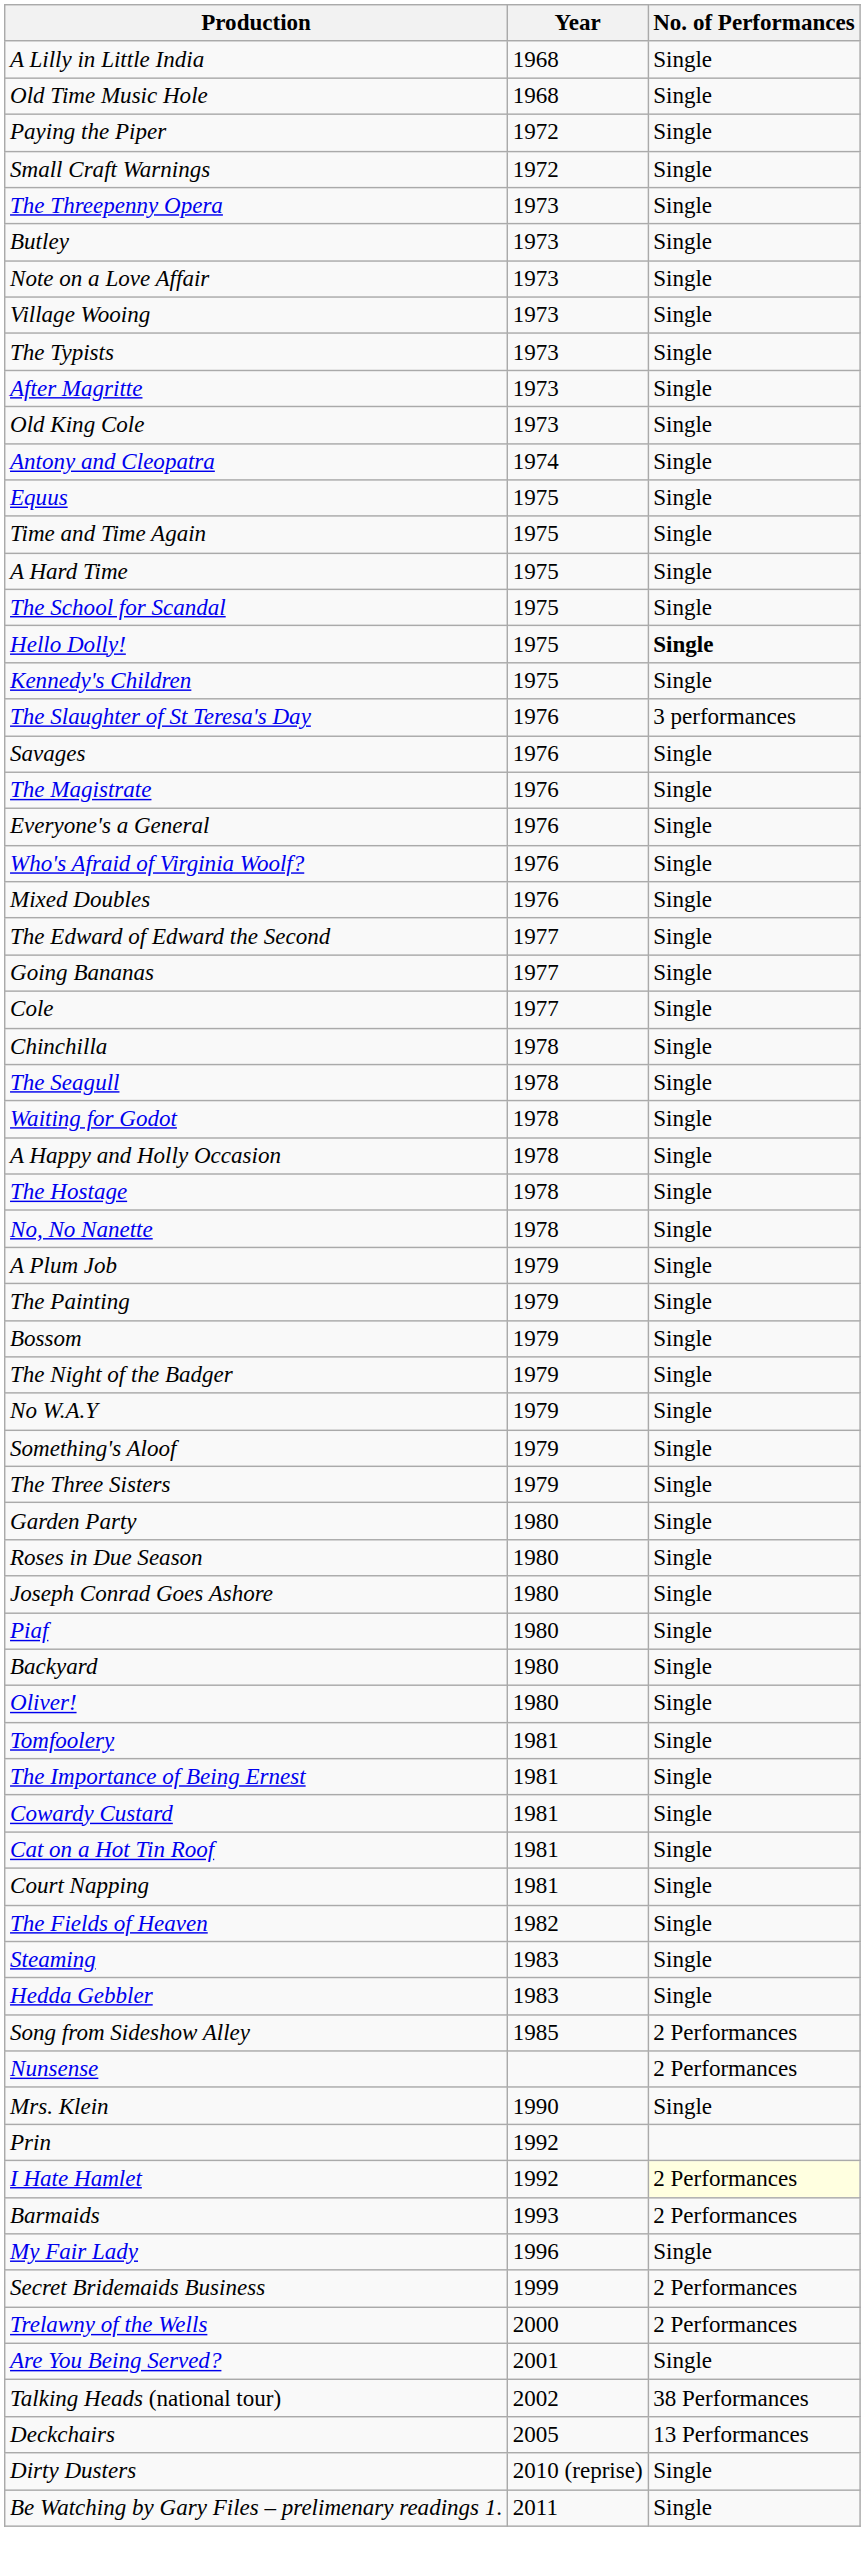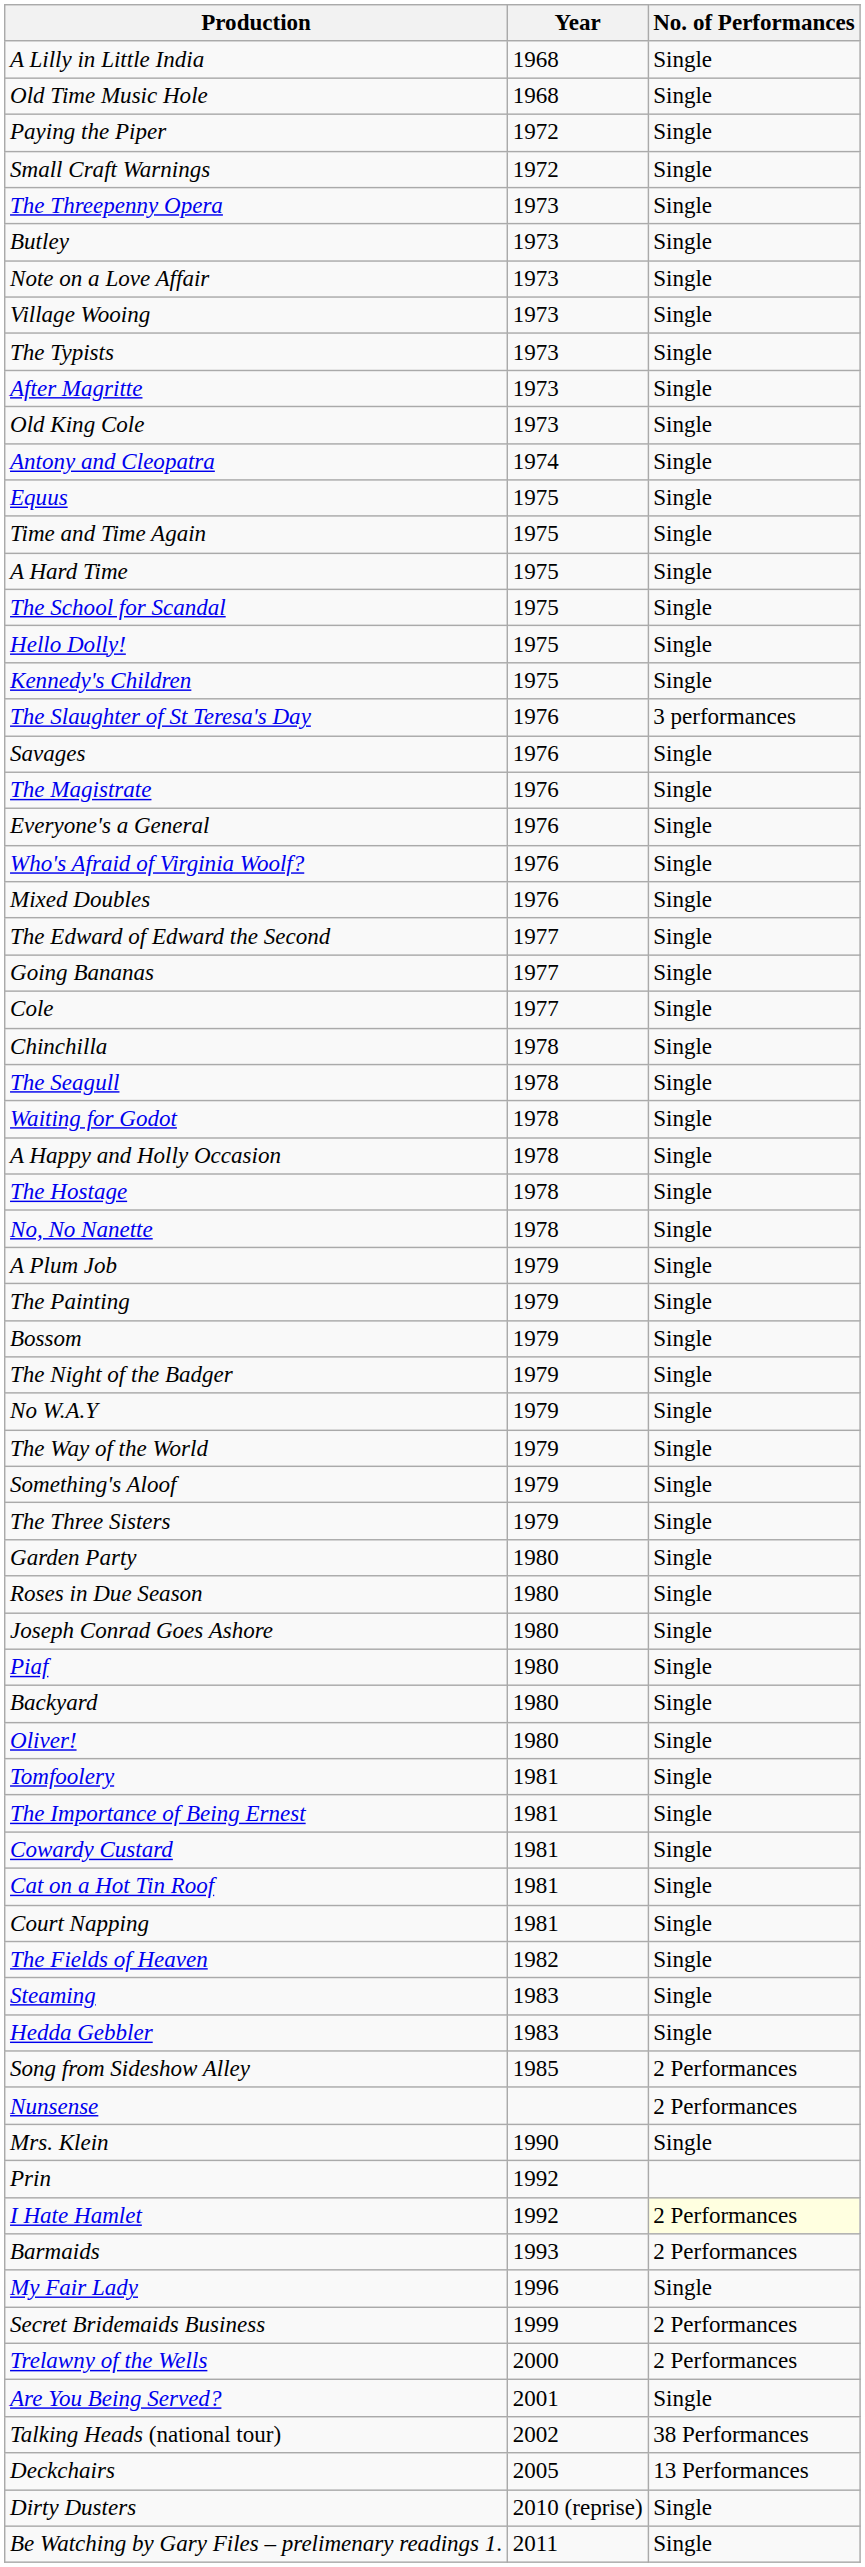(683, 643) bold -> (683, 643) normal
+ row: (109, 1447)
